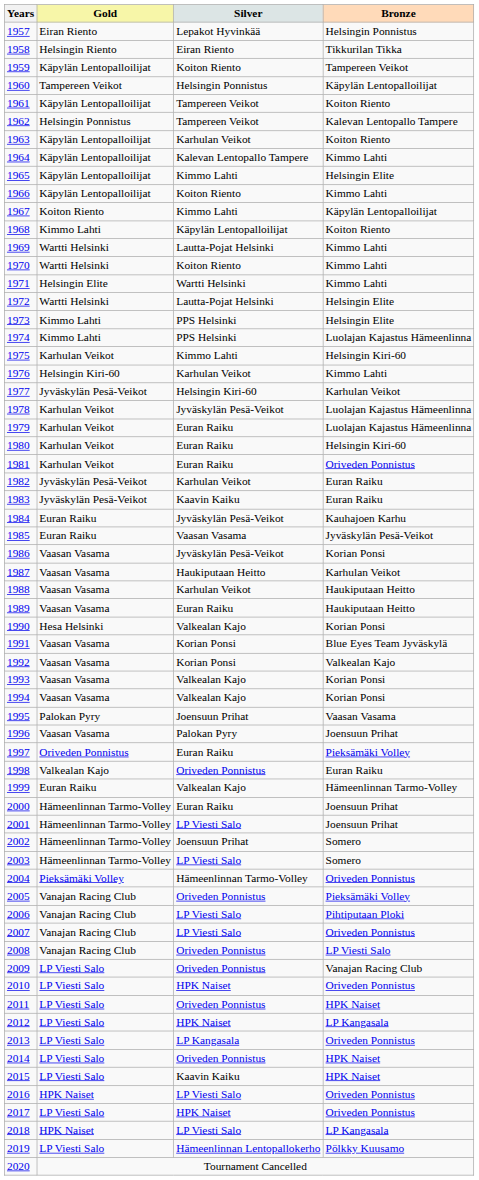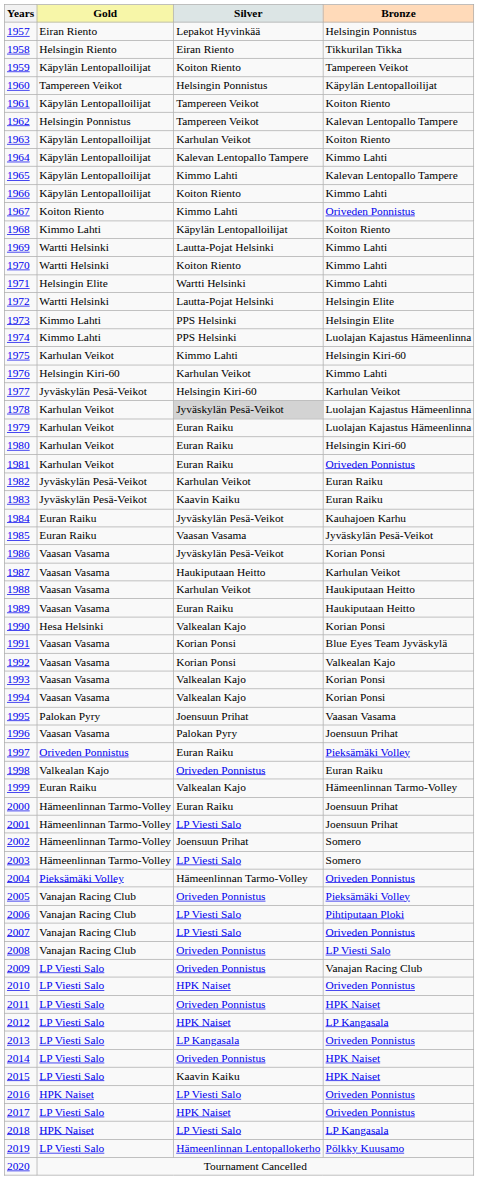(360, 175) Helsingin Elite -> (392, 175) Kalevan Lentopallo Tampere
(381, 211) Käpylän Lentopalloilijat -> (370, 211) Oriveden Ponnistus
(230, 409) no background -> (230, 409) lightgrey background
